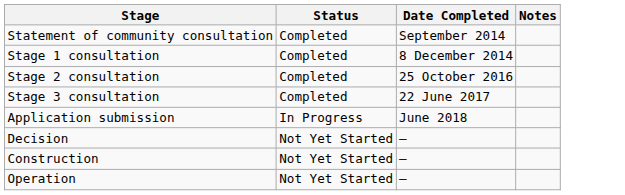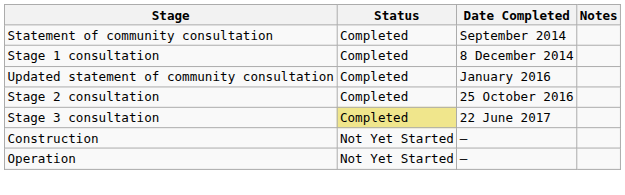+ row: (171, 76)
(313, 97) no background -> (374, 118) khaki background
- row: (91, 118)
- row: (38, 138)
